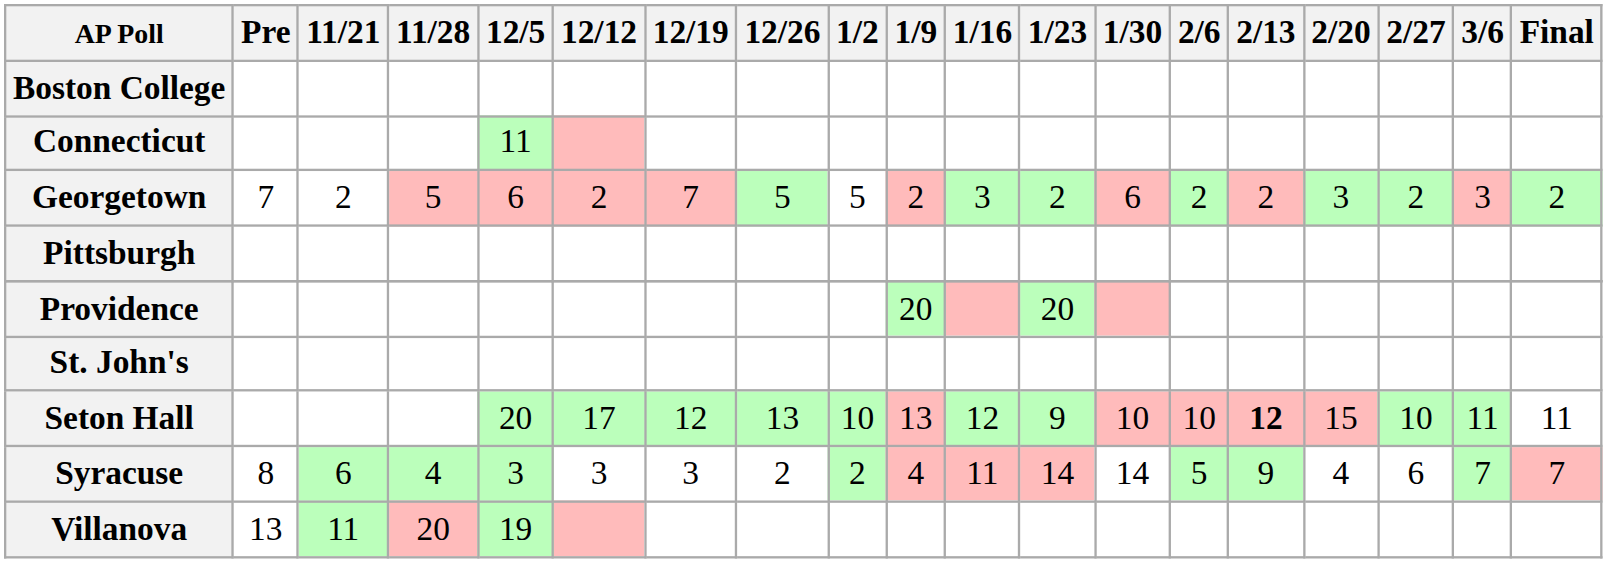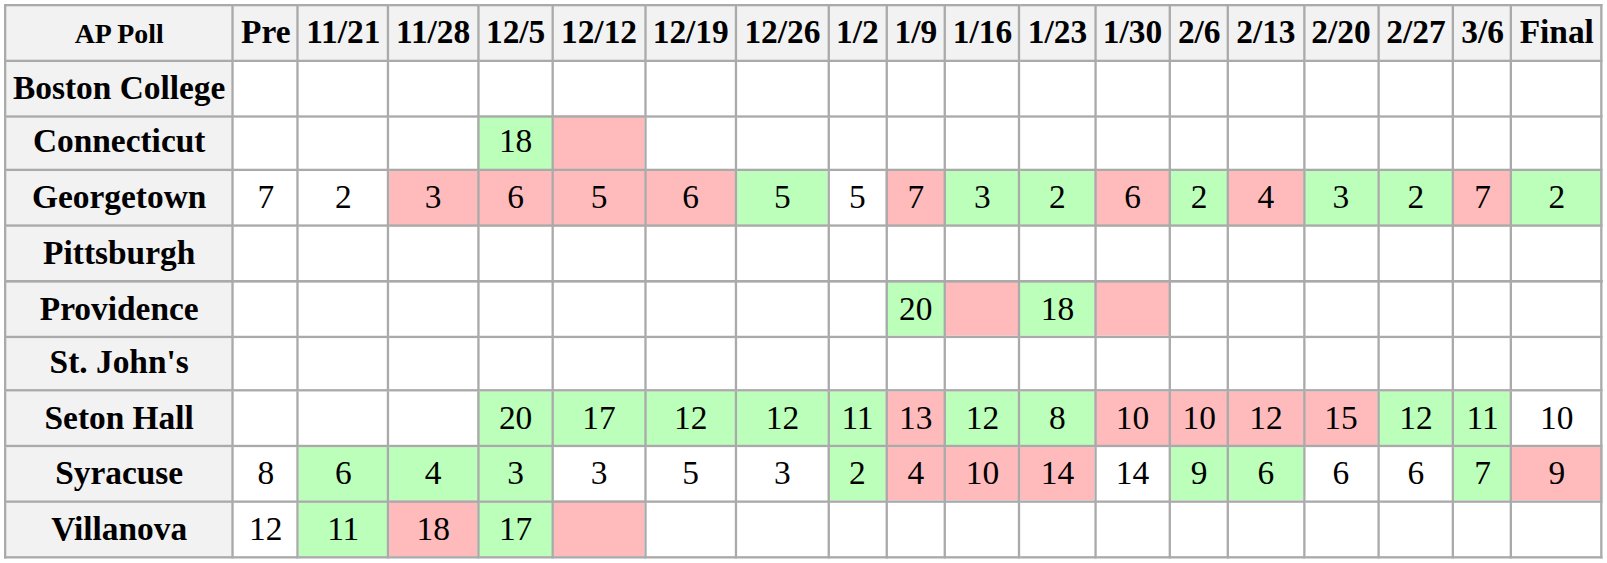(516, 142) 11 -> (516, 142) 18
(433, 197) 5 -> (433, 197) 3
(599, 197) 2 -> (599, 197) 5
(691, 197) 7 -> (691, 197) 6
(916, 197) 2 -> (916, 197) 7
(1266, 197) 2 -> (1266, 197) 4
(1483, 197) 3 -> (1483, 197) 7
(1057, 307) 20 -> (1057, 307) 18
(782, 418) 13 -> (782, 418) 12
(857, 418) 10 -> (857, 418) 11
(1057, 418) 9 -> (1057, 418) 8
(1266, 418) bold -> (1266, 418) normal
(1416, 418) 10 -> (1416, 418) 12
(1557, 418) 11 -> (1557, 418) 10
(691, 473) 3 -> (691, 473) 5
(782, 473) 2 -> (782, 473) 3
(982, 473) 11 -> (982, 473) 10
(1199, 473) 5 -> (1199, 473) 9
(1266, 473) 9 -> (1266, 473) 6
(1341, 473) 4 -> (1341, 473) 6
(1557, 473) 7 -> (1557, 473) 9
(266, 528) 13 -> (266, 528) 12
(433, 528) 20 -> (433, 528) 18
(516, 528) 19 -> (516, 528) 17
